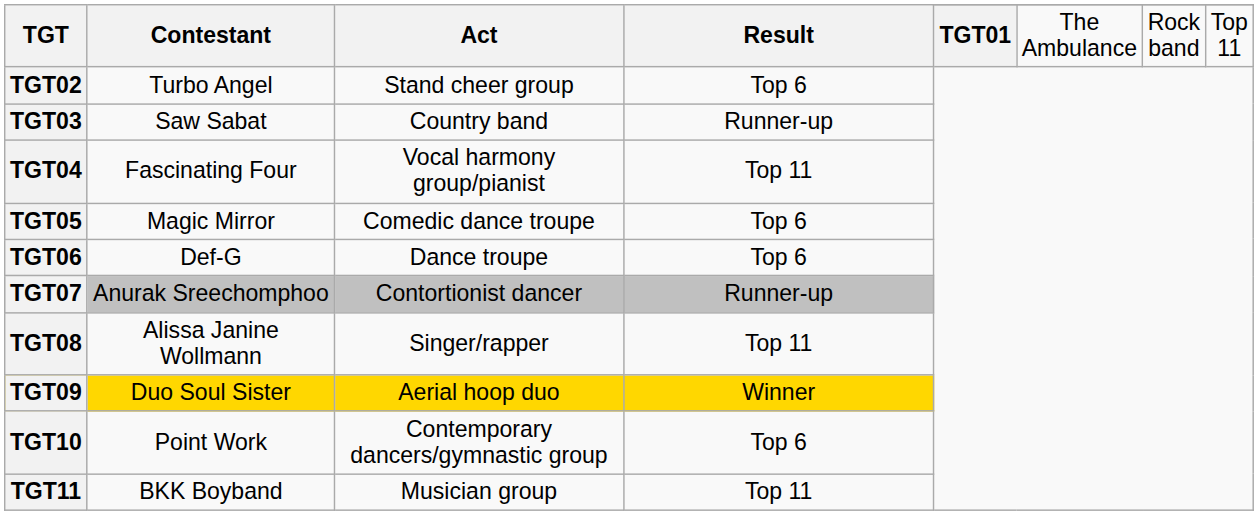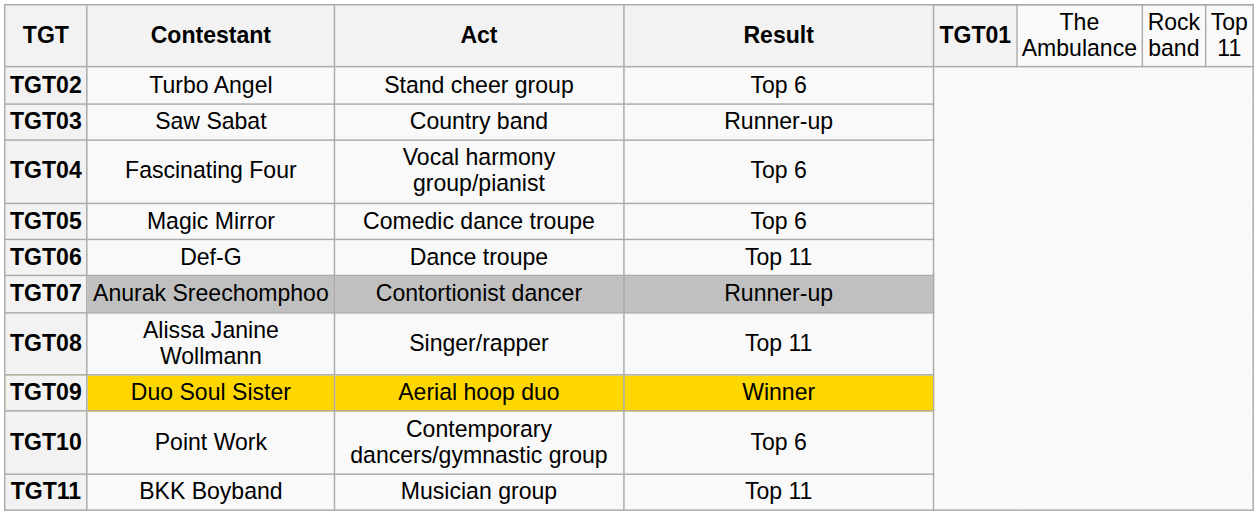(779, 171) Top 11 -> (779, 171) Top 6
(779, 257) Top 6 -> (779, 257) Top 11
